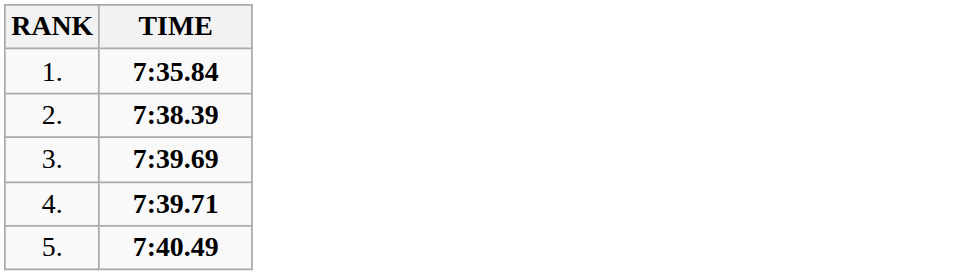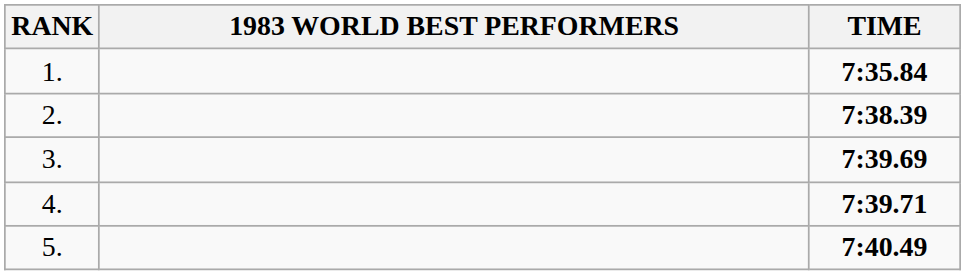+ column: (454, 26)
